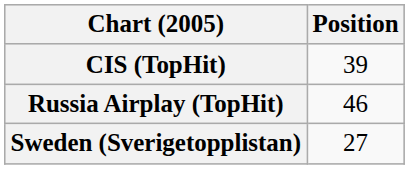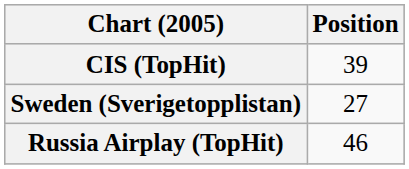rows swapped: (156, 103) <-> (156, 143)
